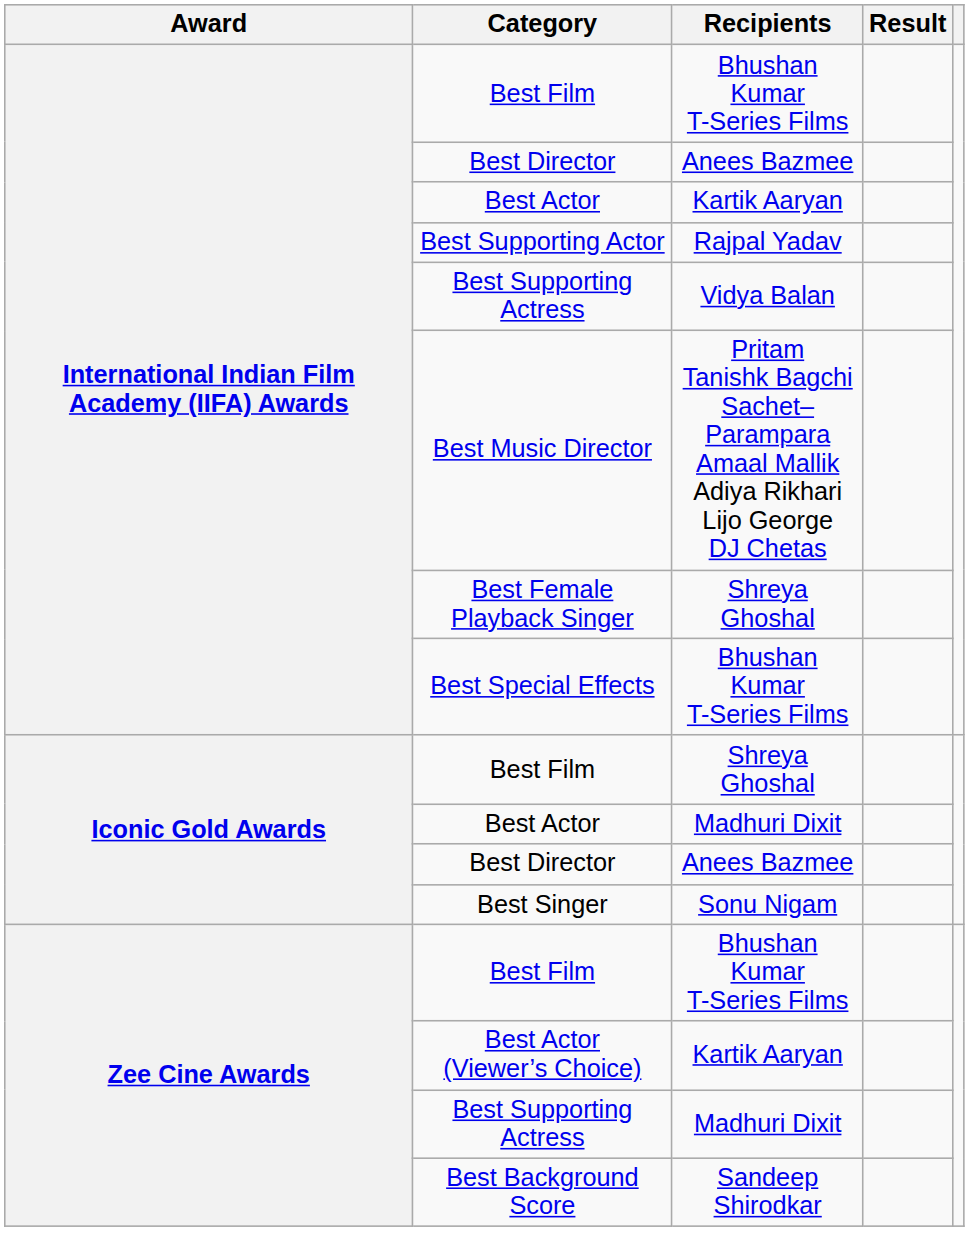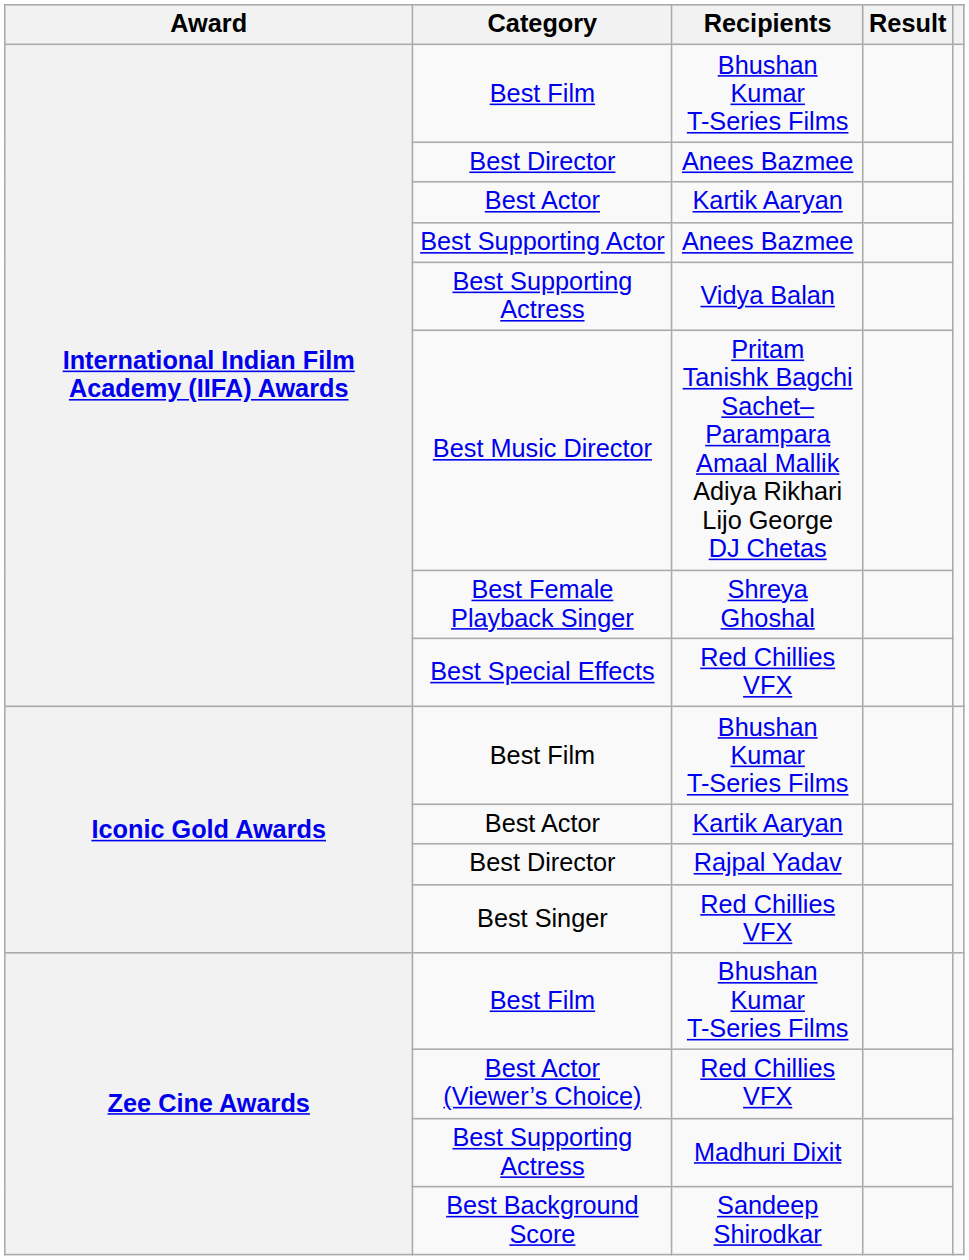(768, 241) Rajpal Yadav -> (768, 241) Anees Bazmee
(768, 686) Bhushan Kumar T-Series Films -> (768, 672) Red Chillies VFX
(768, 769) Shreya Ghoshal -> (768, 755) Bhushan Kumar T-Series Films
(768, 823) Madhuri Dixit -> (768, 823) Kartik Aaryan
(768, 863) Anees Bazmee -> (768, 863) Rajpal Yadav
(768, 903) Sonu Nigam -> (768, 918) Red Chillies VFX
(768, 1055) Kartik Aaryan -> (768, 1083) Red Chillies VFX
